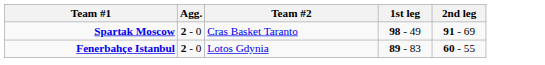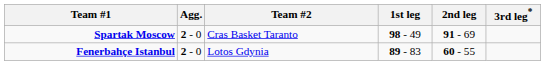+ column: (513, 14)
